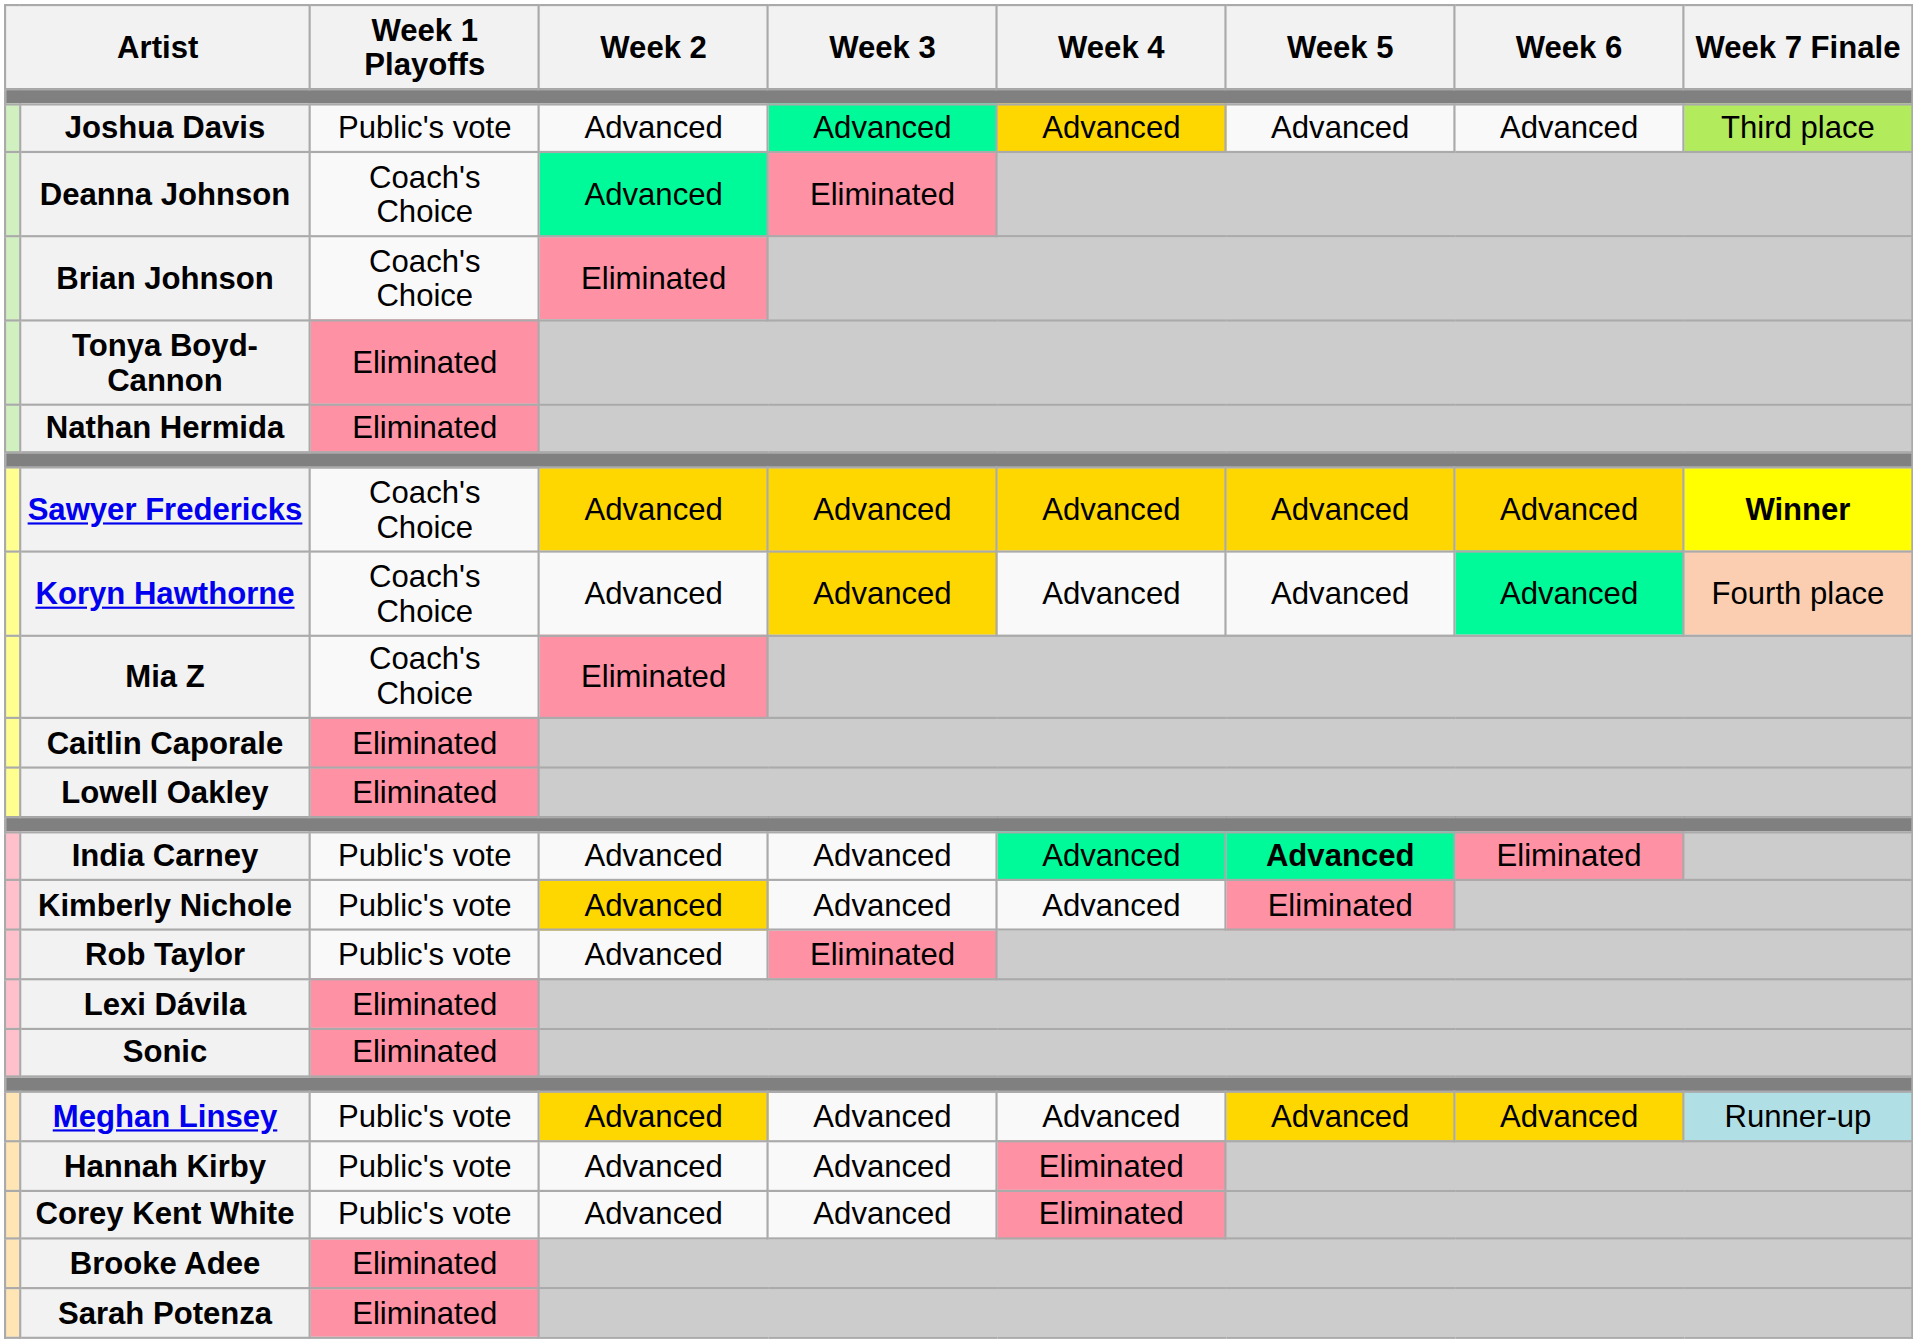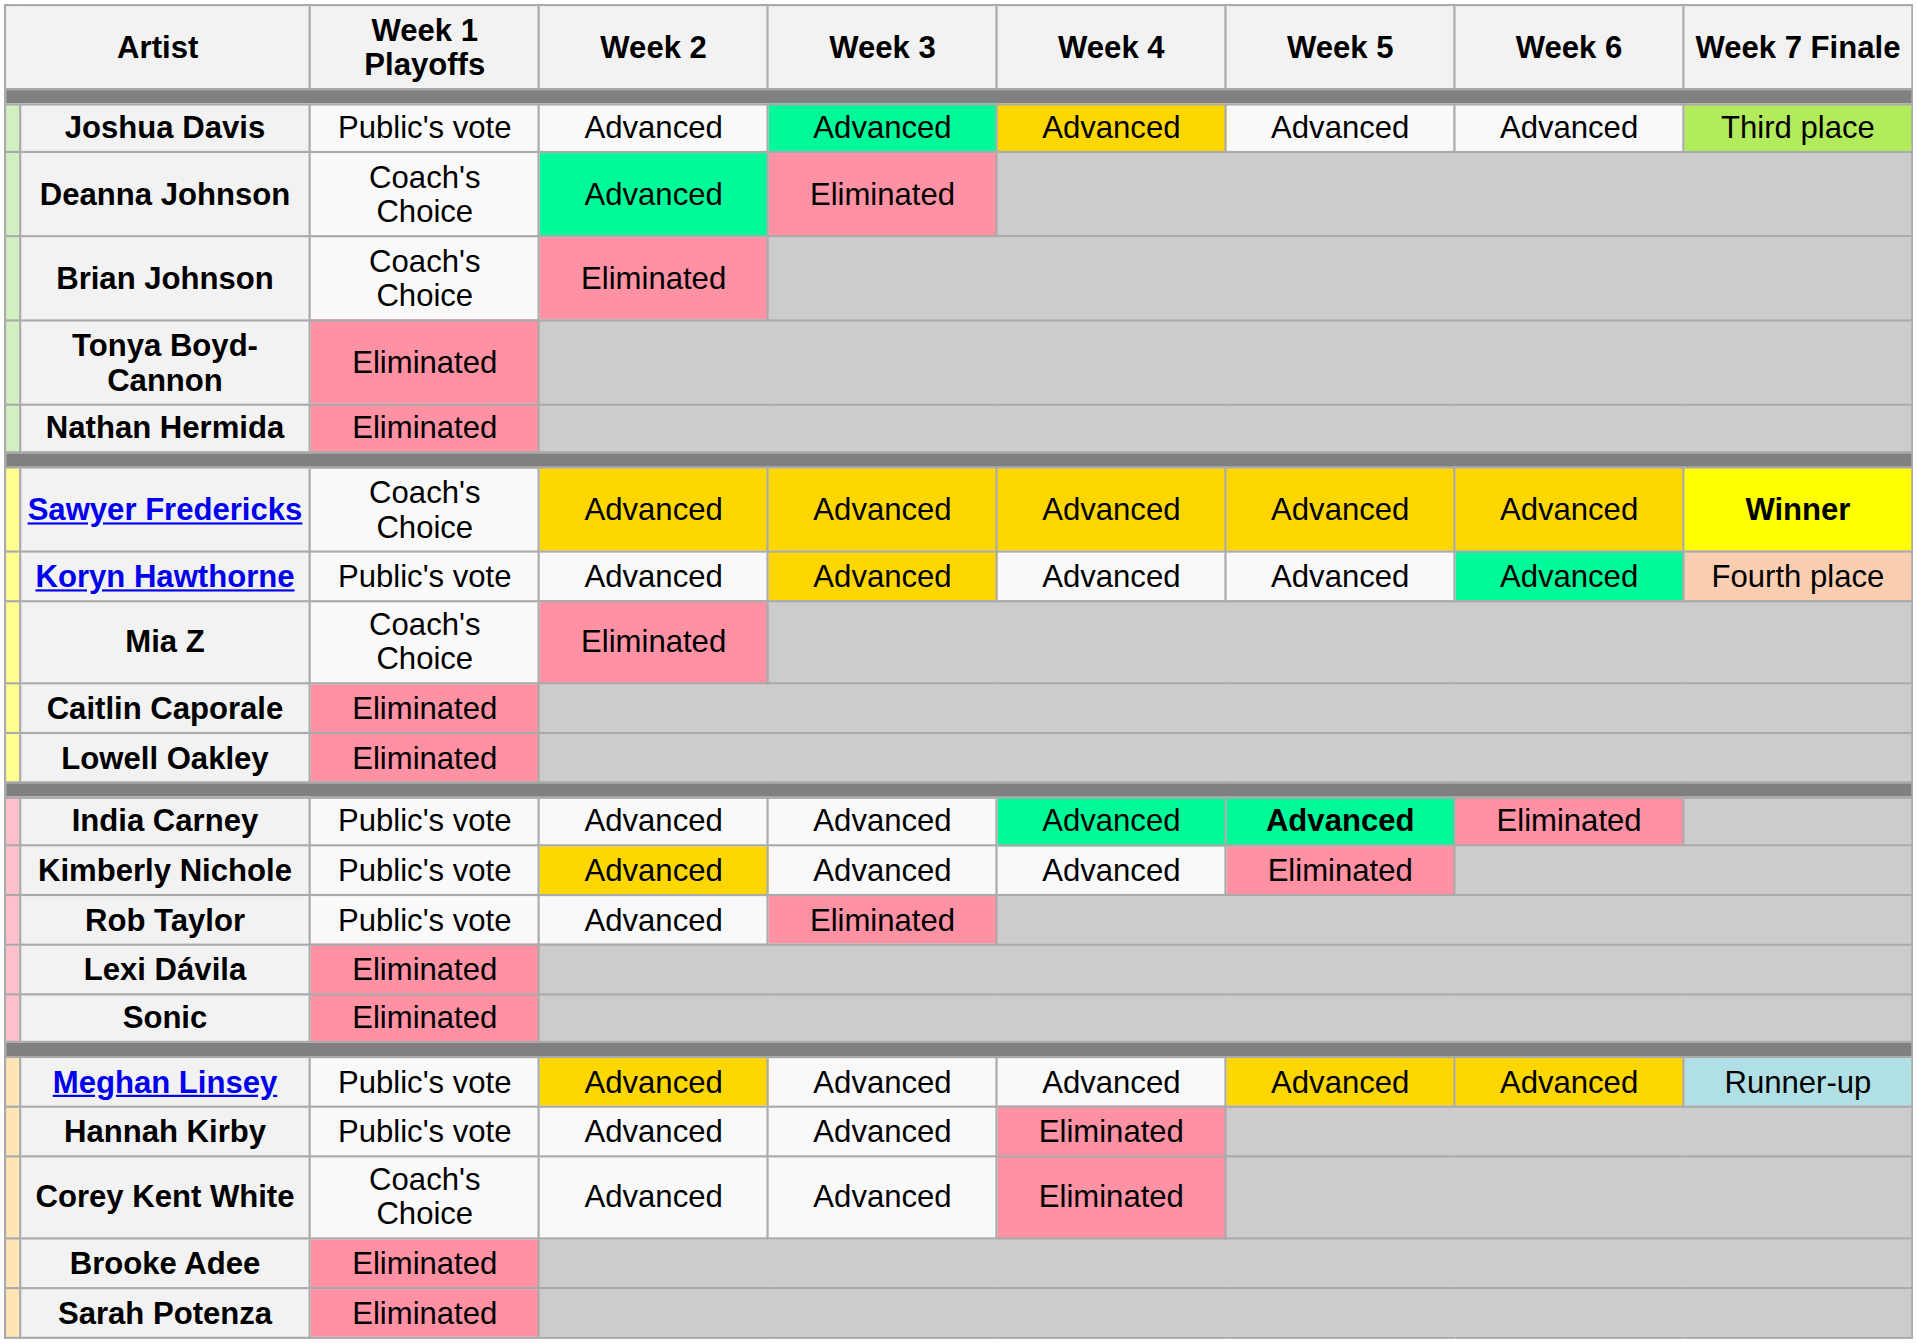(425, 593) Coach's Choice -> (425, 576) Public's vote
(425, 1215) Public's vote -> (425, 1198) Coach's Choice
